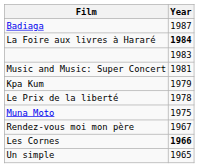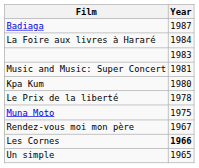(181, 40) bold -> (181, 40) normal
(181, 84) 1979 -> (181, 84) 1980
